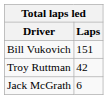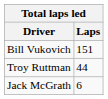(82, 67) 42 -> (82, 67) 44
